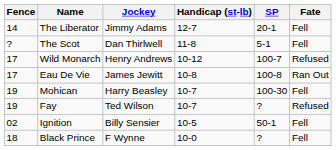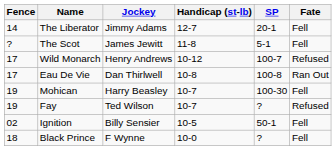(134, 43) Dan Thirlwell -> (134, 43) James Jewitt
(134, 75) James Jewitt -> (134, 75) Dan Thirlwell
